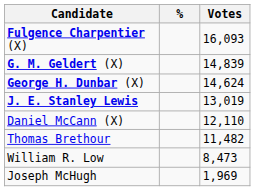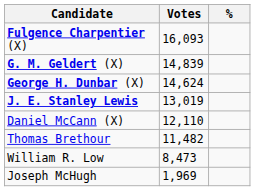columns swapped: (225, 14) <-> (180, 14)
